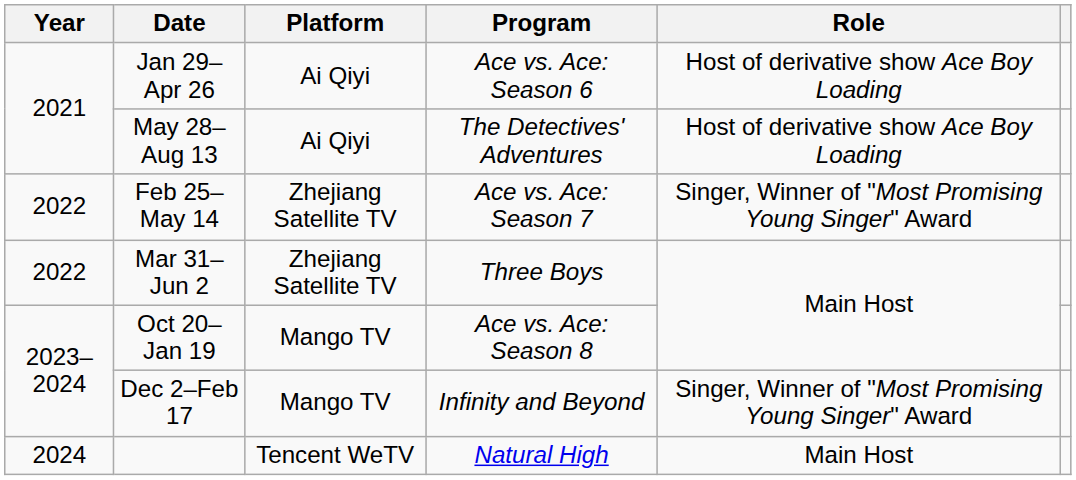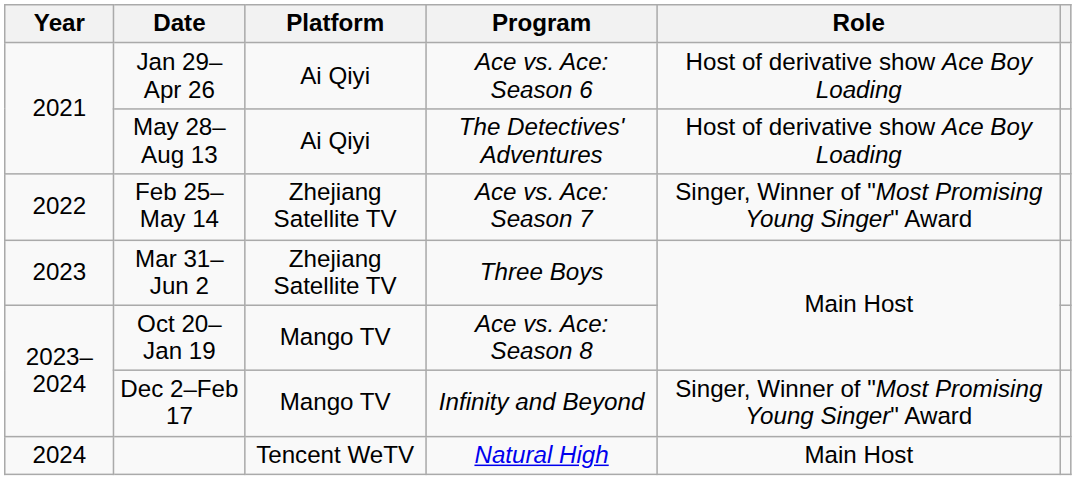(59, 272) 2022 -> (59, 272) 2023
